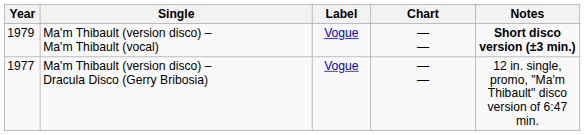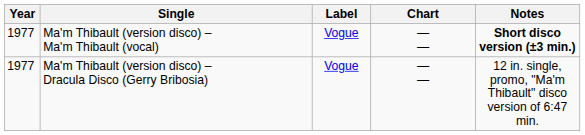(21, 33) 1979 -> (21, 33) 1977
